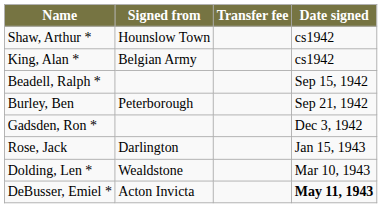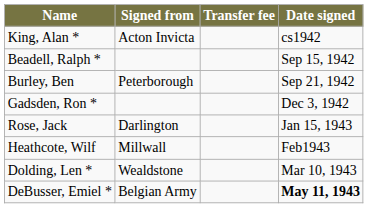- row: (50, 37)
(158, 59) Belgian Army -> (156, 37) Acton Invicta
+ row: (52, 147)
(156, 192) Acton Invicta -> (158, 192) Belgian Army
